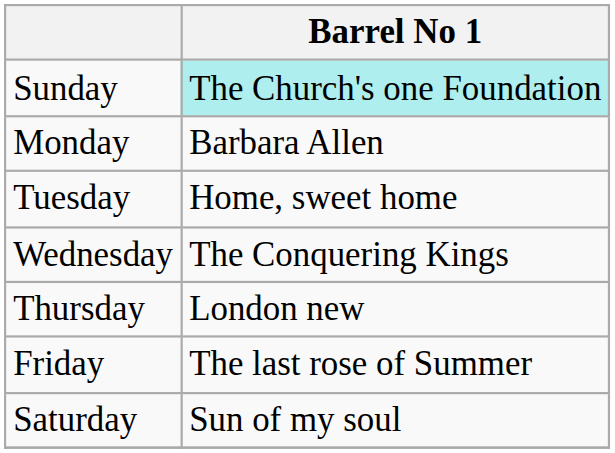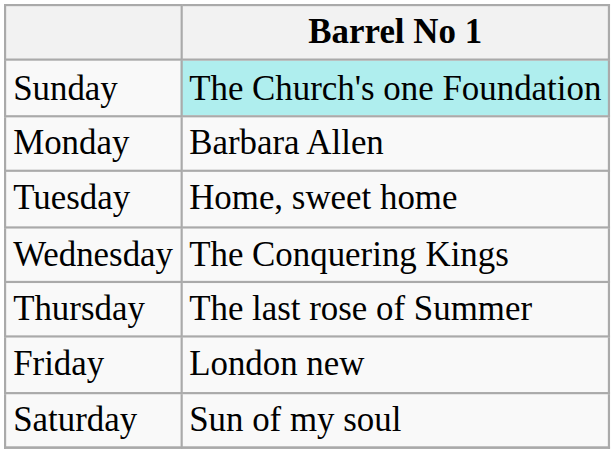(277, 308) London new -> (361, 308) The last rose of Summer
(361, 364) The last rose of Summer -> (277, 364) London new
